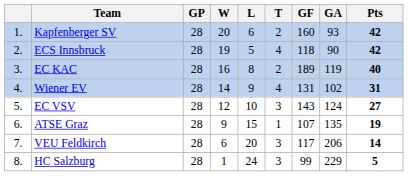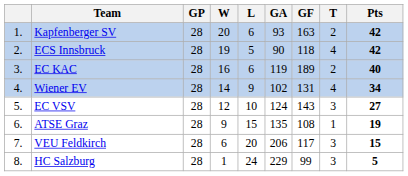columns swapped: (279, 13) <-> (333, 13)
(306, 32) 160 -> (306, 32) 163
(251, 69) 8 -> (251, 69) 6
(375, 87) 31 -> (375, 87) 34
(306, 124) 107 -> (306, 124) 108
(375, 143) 14 -> (375, 143) 15
